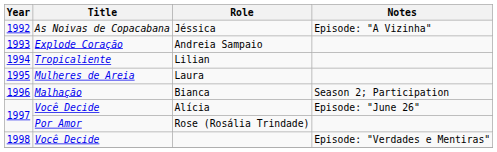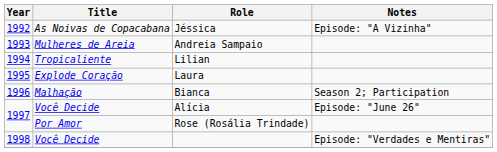(79, 44) Explode Coração -> (85, 44) Mulheres de Areia
(85, 76) Mulheres de Areia -> (79, 76) Explode Coração
